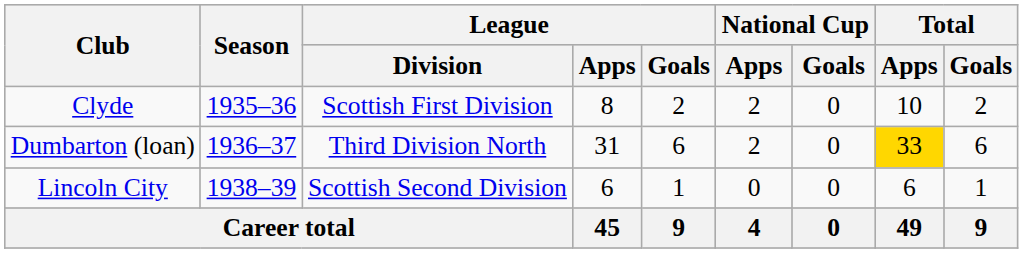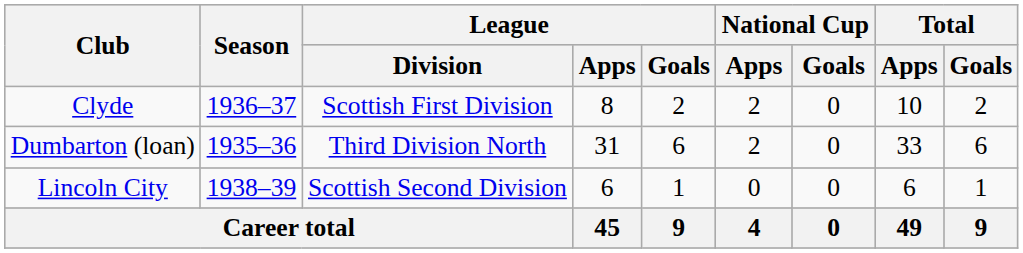(251, 106) 1935–36 -> (251, 106) 1936–37
(251, 146) 1936–37 -> (251, 146) 1935–36
(909, 146) gold background -> (909, 146) no background
